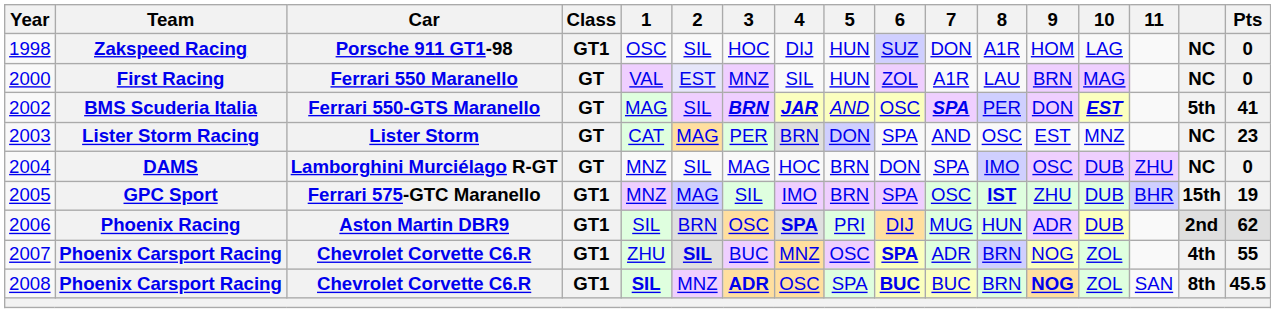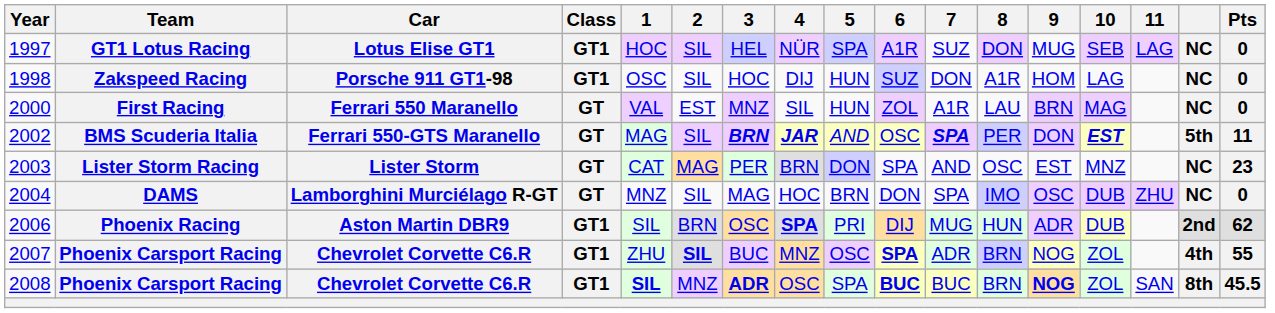+ row: (30, 48)
(697, 78) lavender background -> (697, 107) no background
(1248, 107) 41 -> (1243, 136) 11
- row: (30, 195)
